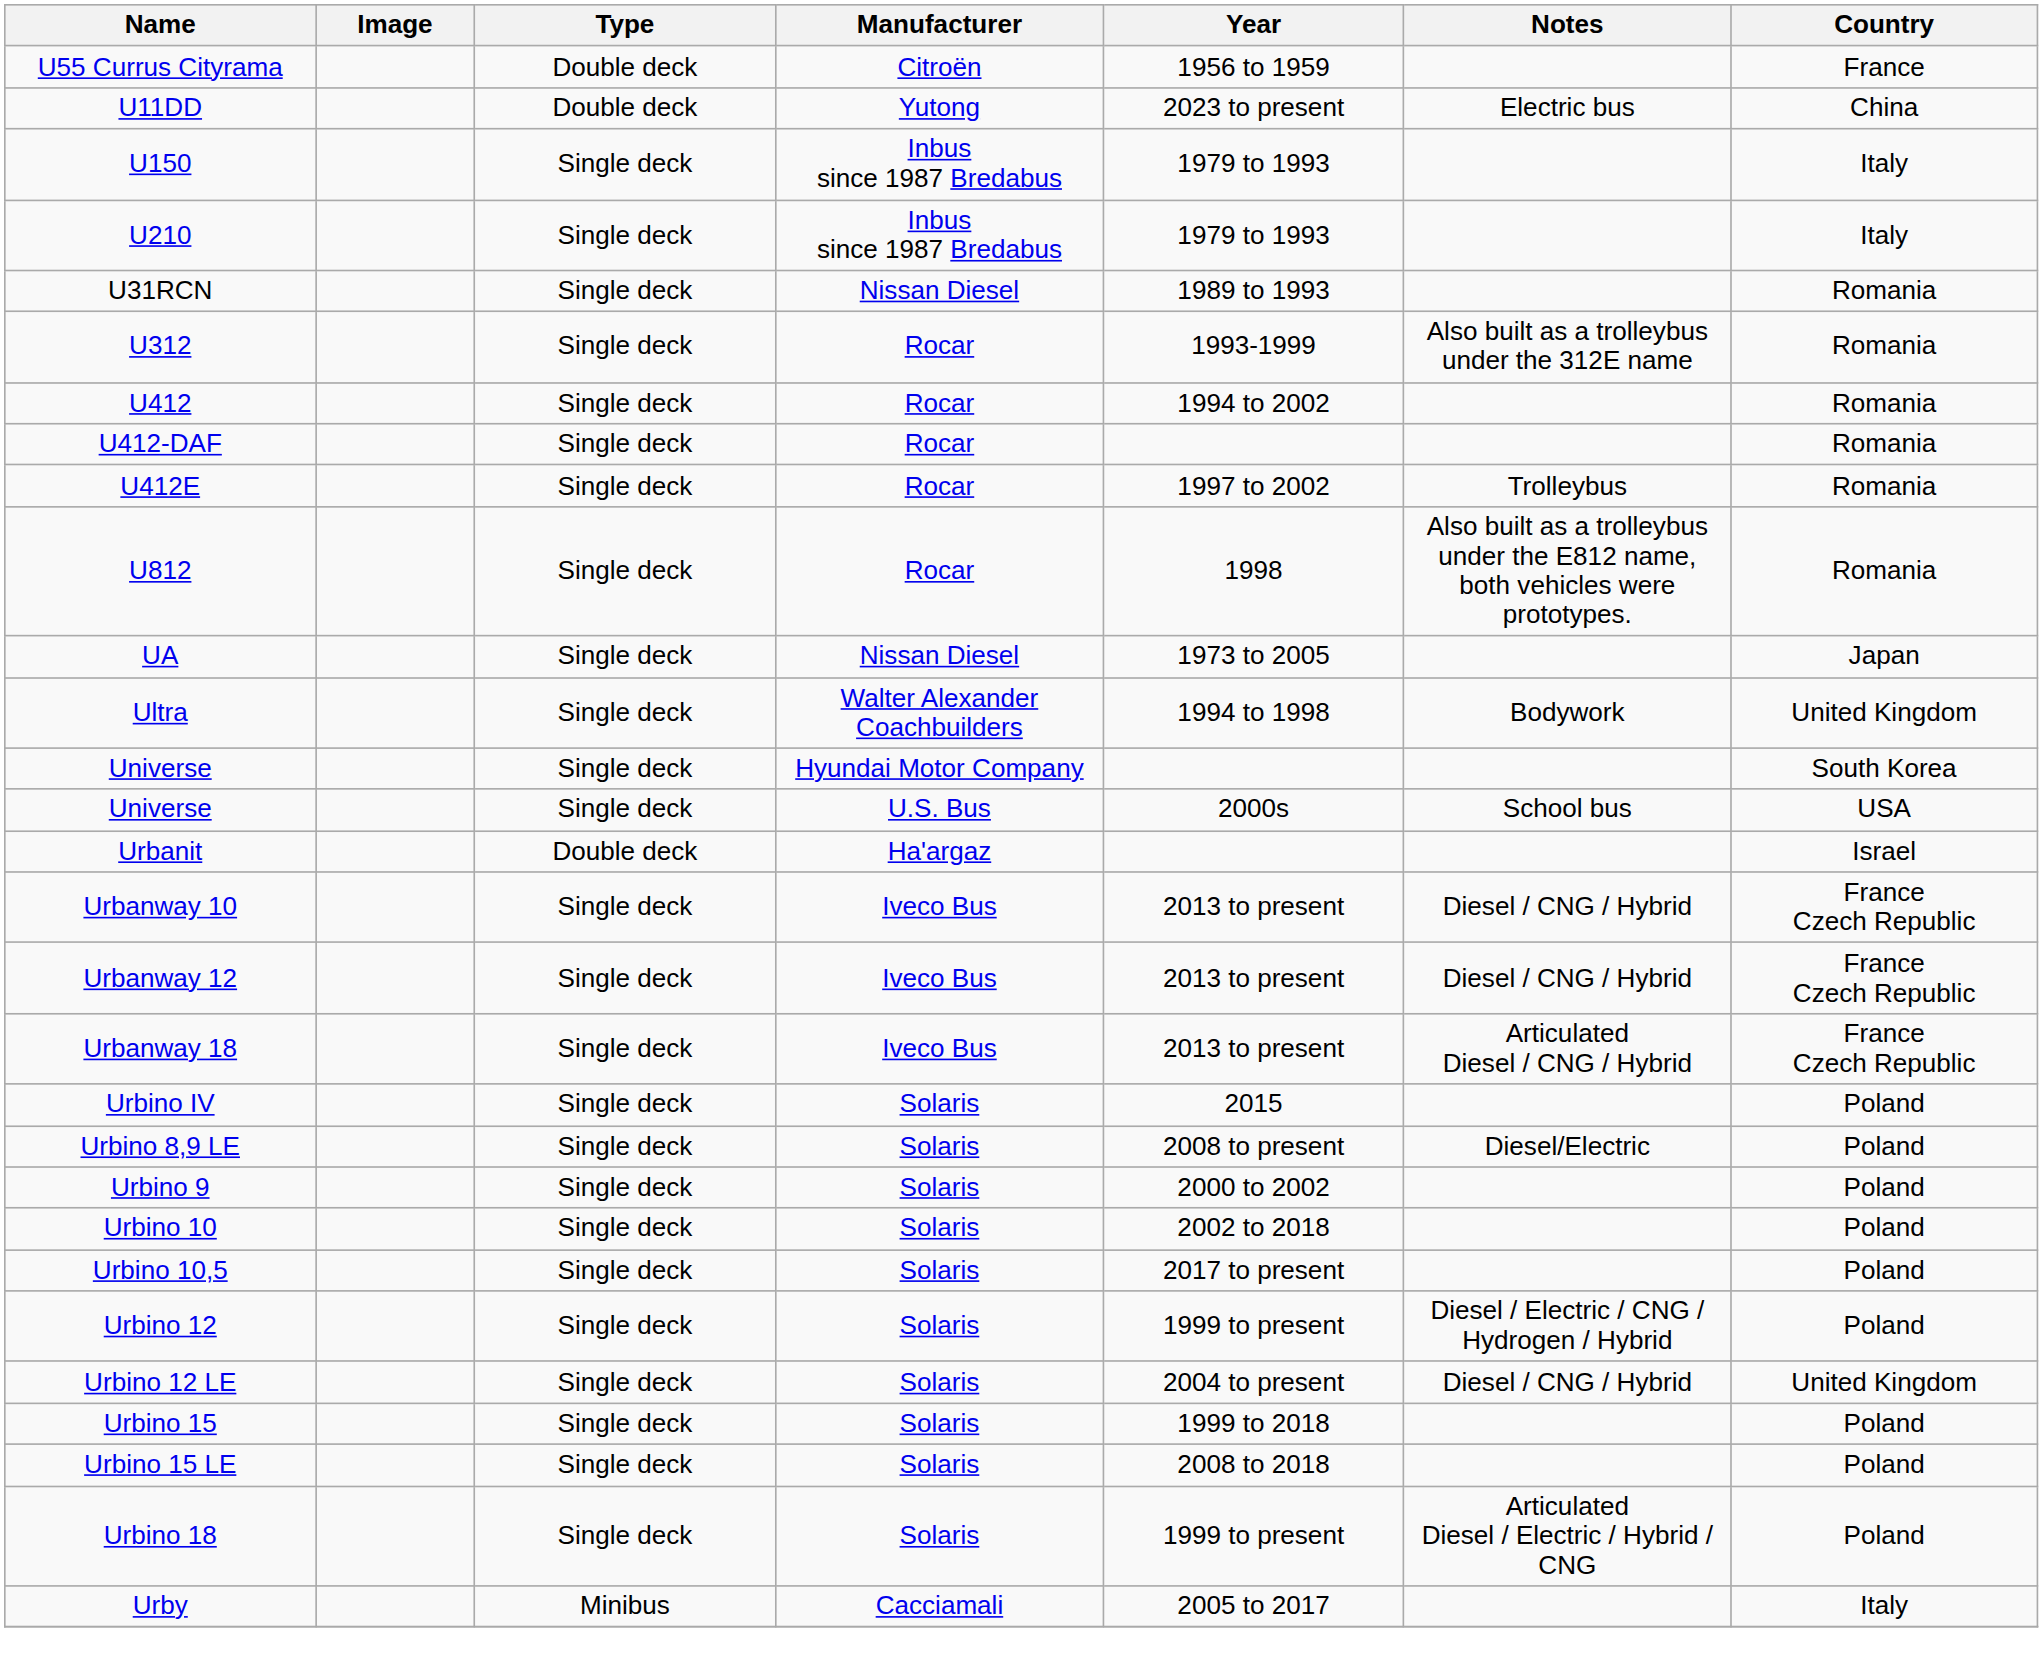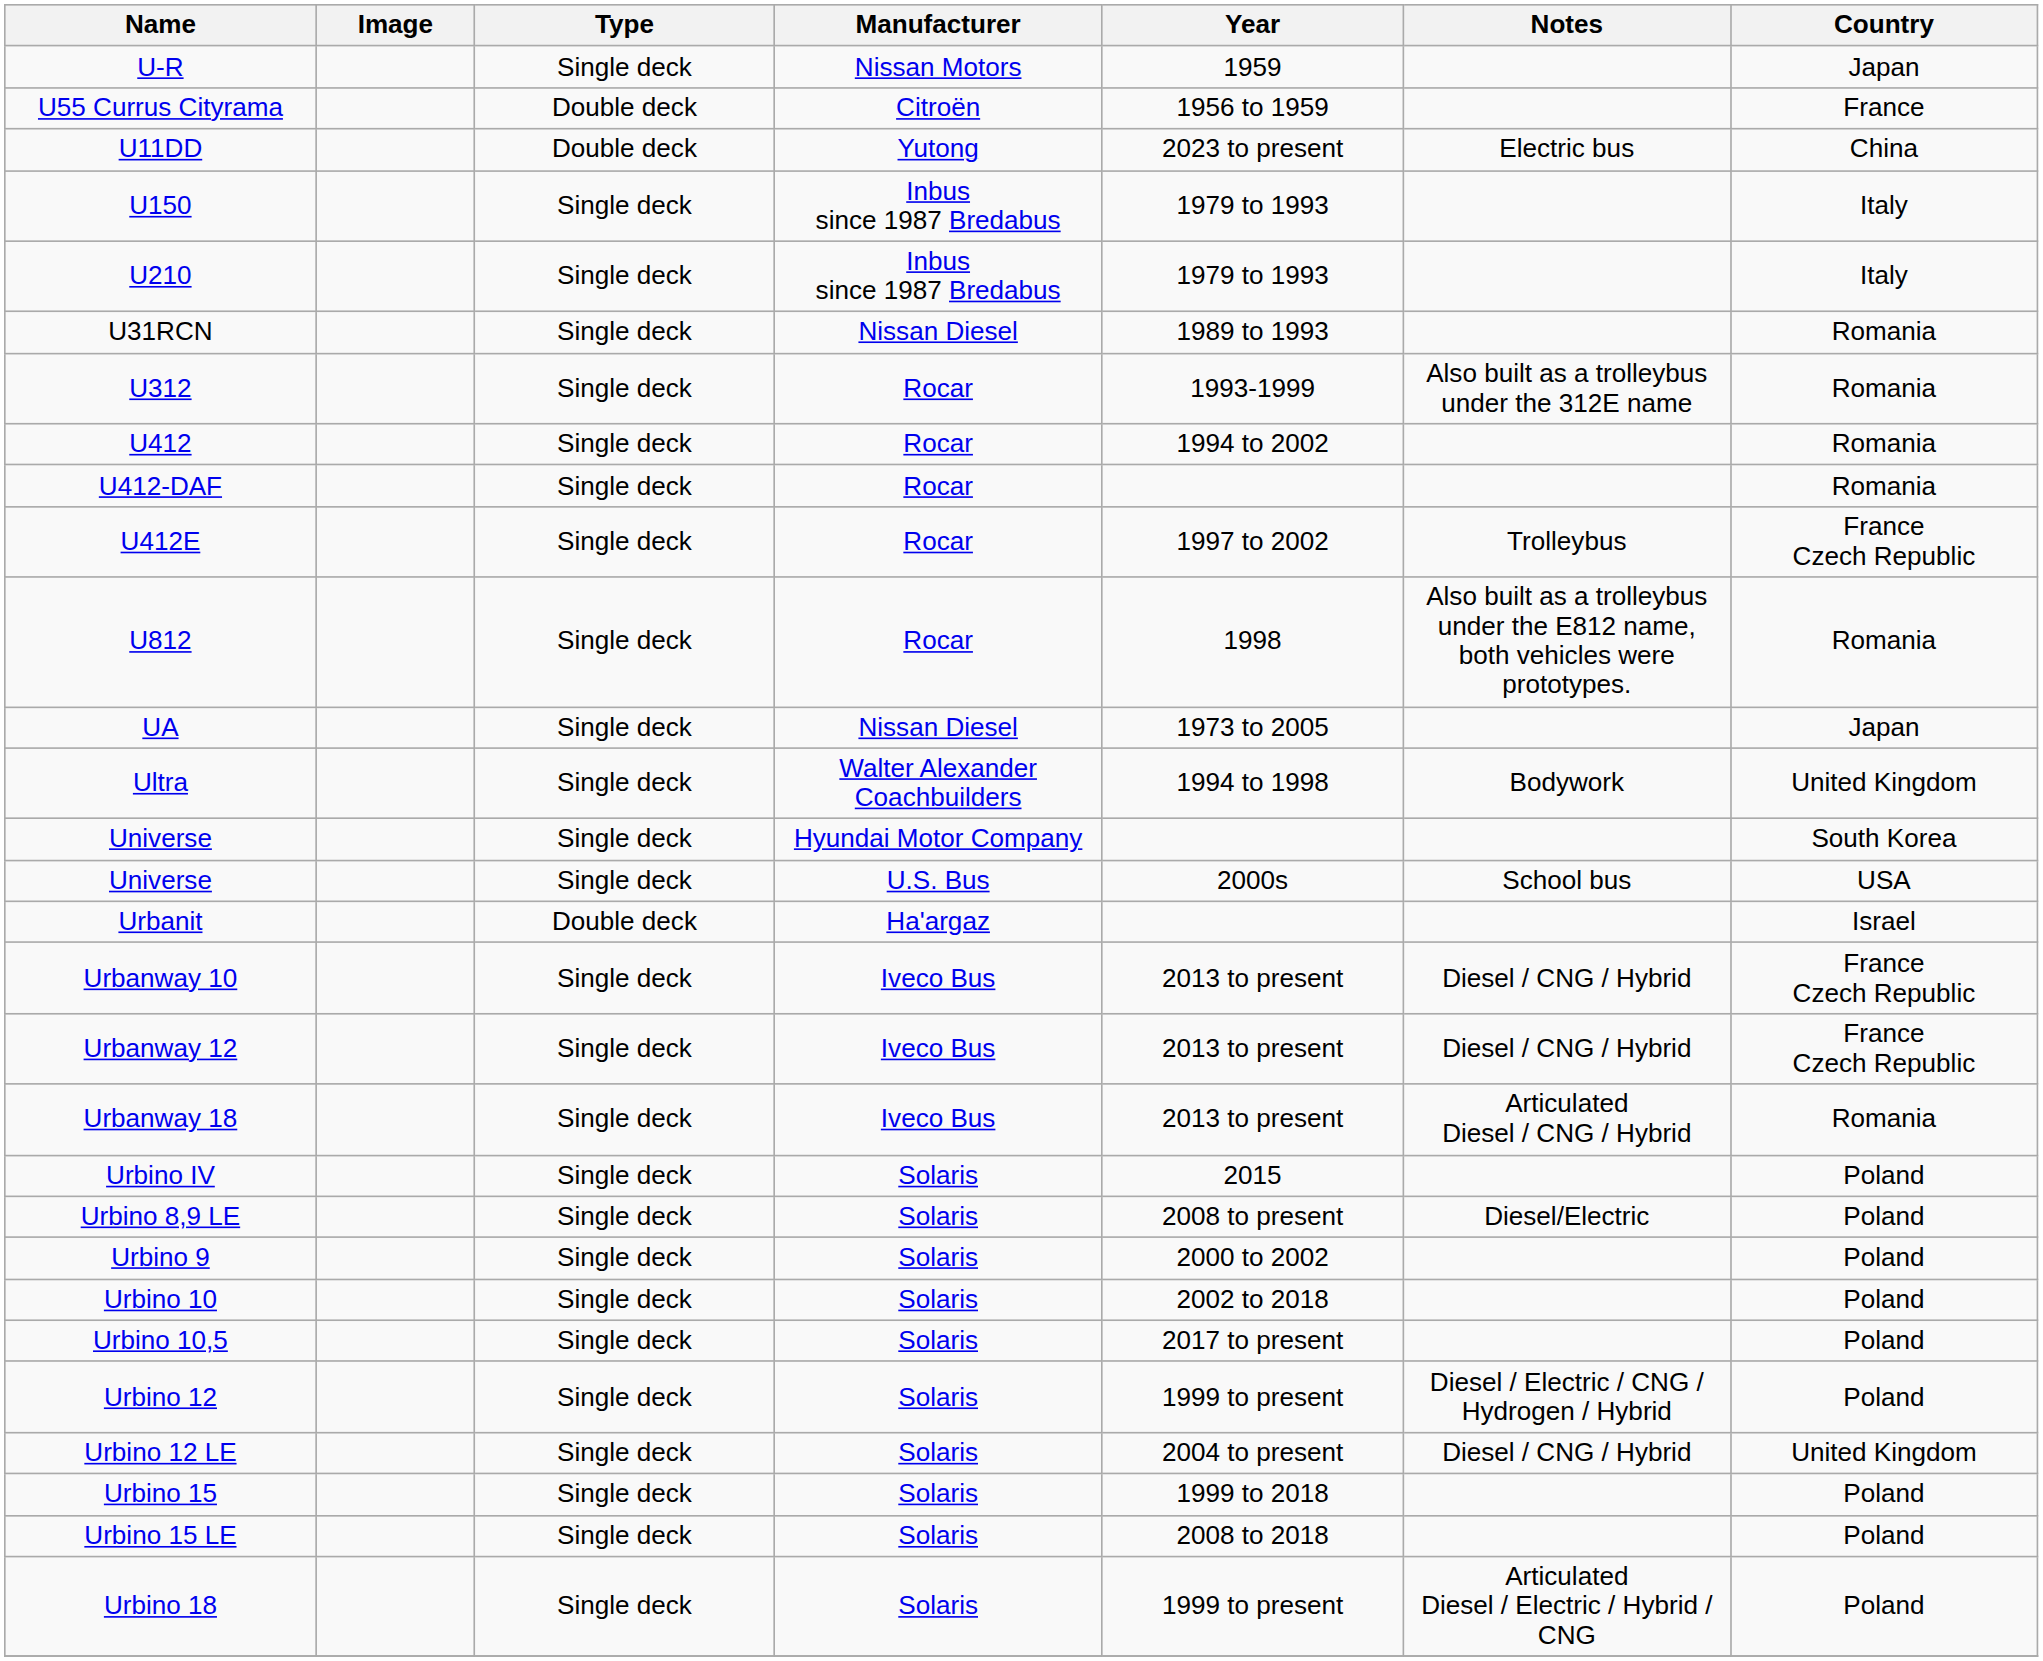+ row: (160, 66)
(1884, 485) Romania -> (1884, 541) France Czech Republic
(1884, 1048) France Czech Republic -> (1884, 1119) Romania
- row: (160, 1606)
